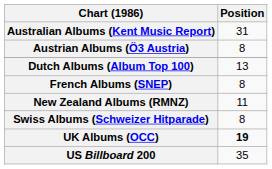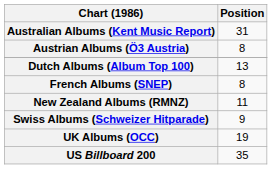(242, 119) 8 -> (242, 119) 9
(242, 137) bold -> (242, 137) normal
